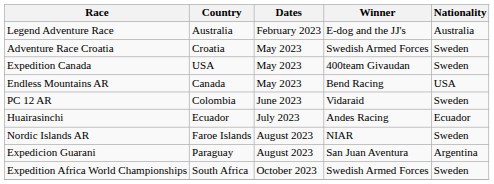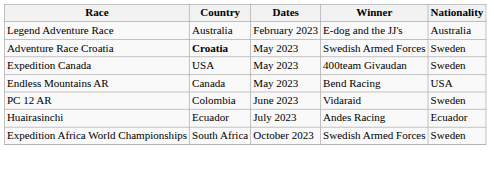(208, 48) normal -> (210, 48) bold
- row: (48, 135)
- row: (51, 153)
